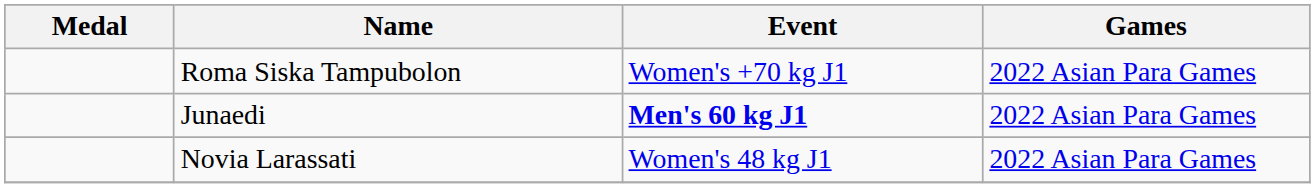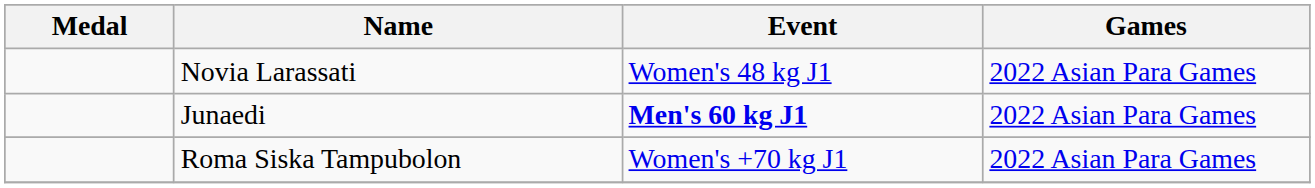rows swapped: (321, 70) <-> (268, 159)
